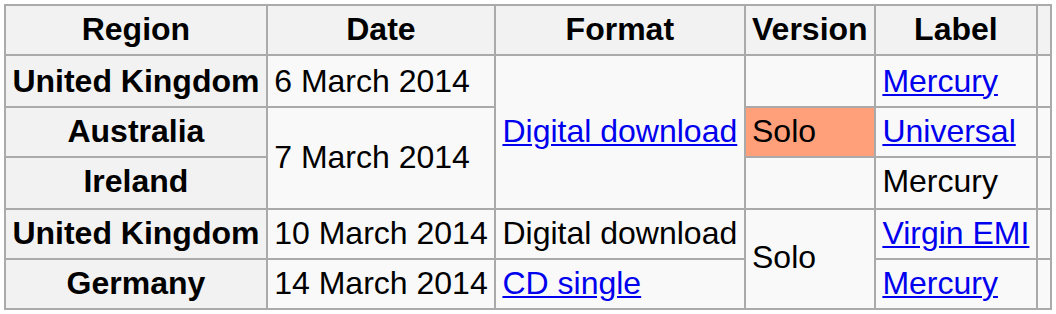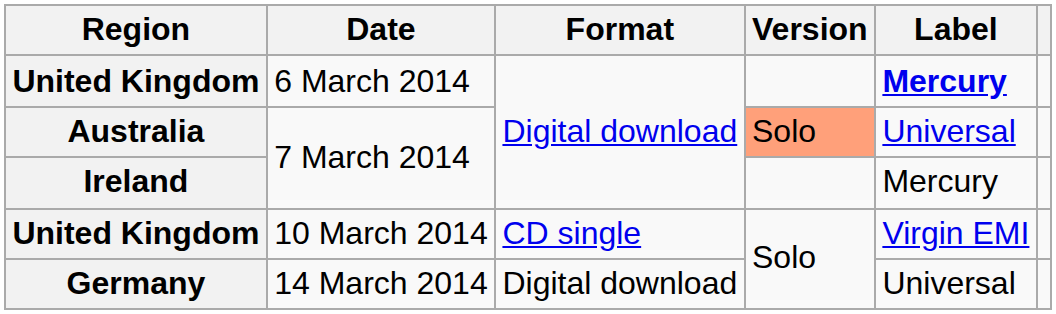(940, 80) normal -> (945, 80) bold
(620, 232) Digital download -> (572, 232) CD single
(572, 283) CD single -> (620, 283) Digital download
(940, 283) Mercury -> (949, 283) Universal
